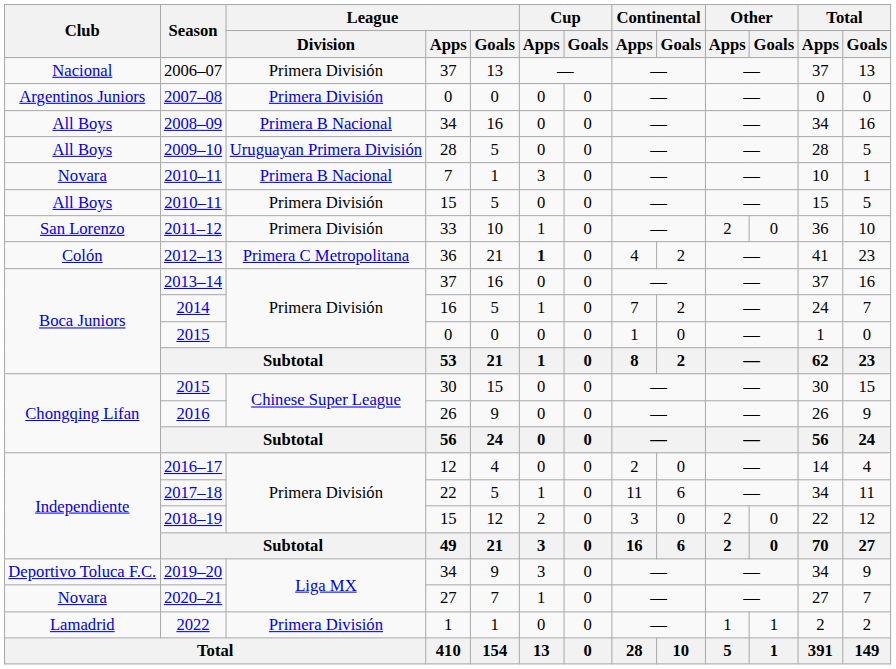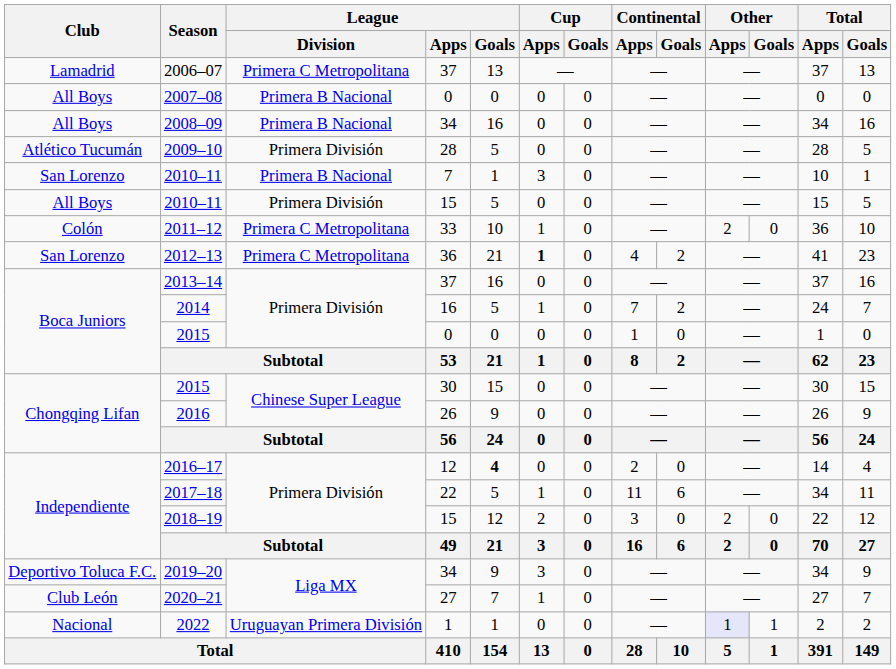(82, 70) Nacional -> (82, 70) Lamadrid
(326, 70) Primera División -> (326, 70) Primera C Metropolitana
(82, 96) Argentinos Juniors -> (82, 96) All Boys
(326, 96) Primera División -> (326, 96) Primera B Nacional
(82, 149) All Boys -> (82, 149) Atlético Tucumán
(326, 149) Uruguayan Primera División -> (326, 149) Primera División
(82, 176) Novara -> (82, 176) San Lorenzo
(82, 228) San Lorenzo -> (82, 228) Colón
(326, 228) Primera División -> (326, 228) Primera C Metropolitana
(82, 255) Colón -> (82, 255) San Lorenzo
(495, 466) normal -> (495, 466) bold
(82, 598) Novara -> (82, 598) Club León
(82, 624) Lamadrid -> (82, 624) Nacional
(326, 624) Primera División -> (326, 624) Uruguayan Primera División
(727, 624) no background -> (727, 624) lavender background
